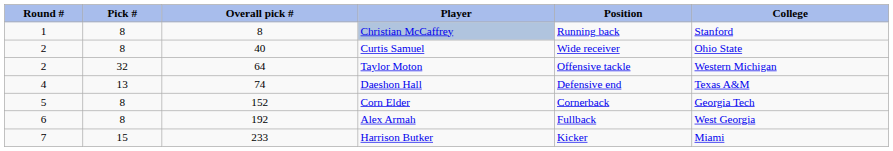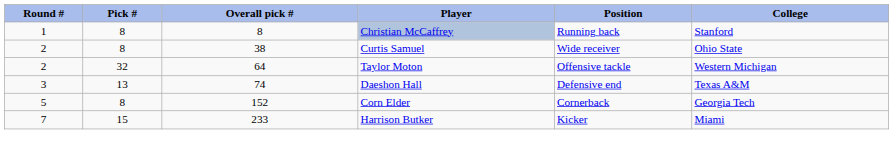(260, 48) 40 -> (260, 48) 38
(44, 84) 4 -> (44, 84) 3
- row: (388, 119)
